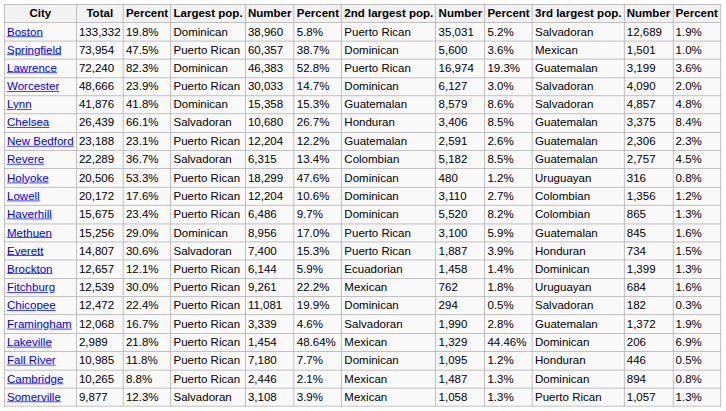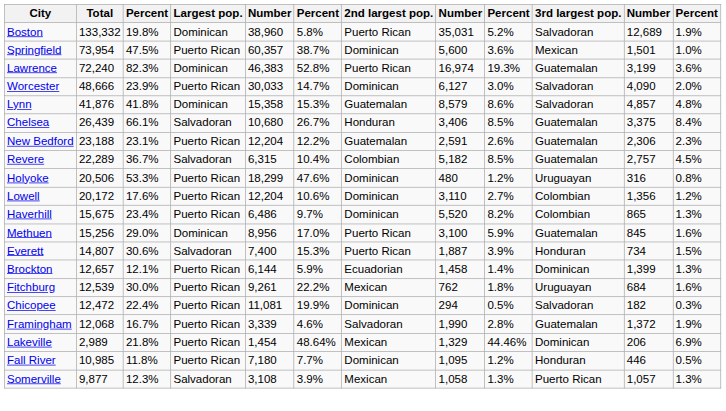(313, 159) 13.4% -> (313, 159) 10.4%
- row: (35, 379)
